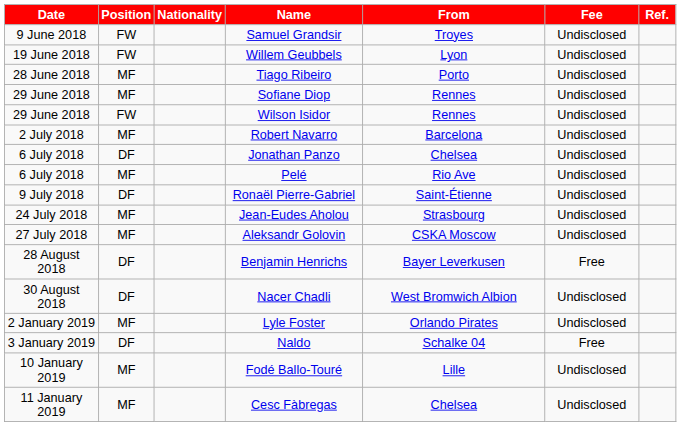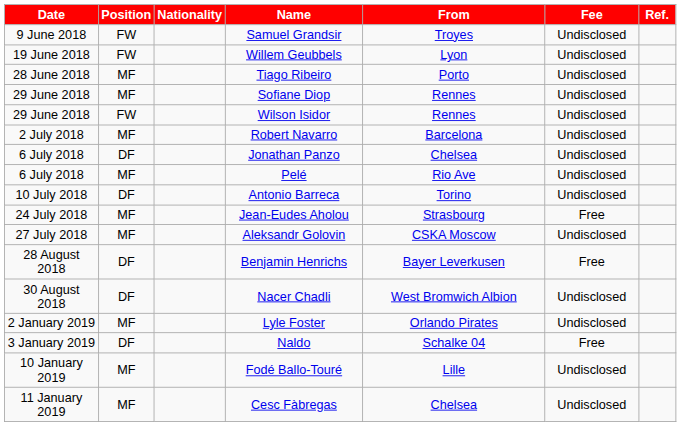- row: (294, 195)
+ row: (294, 195)
(592, 215) Undisclosed -> (592, 215) Free
